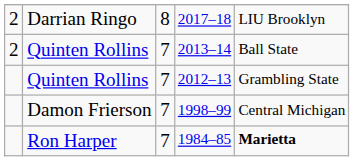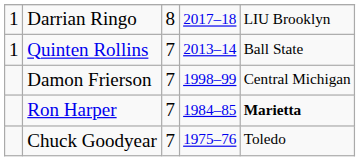(14, 19) 2 -> (14, 19) 1
(14, 49) 2 -> (14, 49) 1
- row: (205, 79)
+ row: (210, 140)
